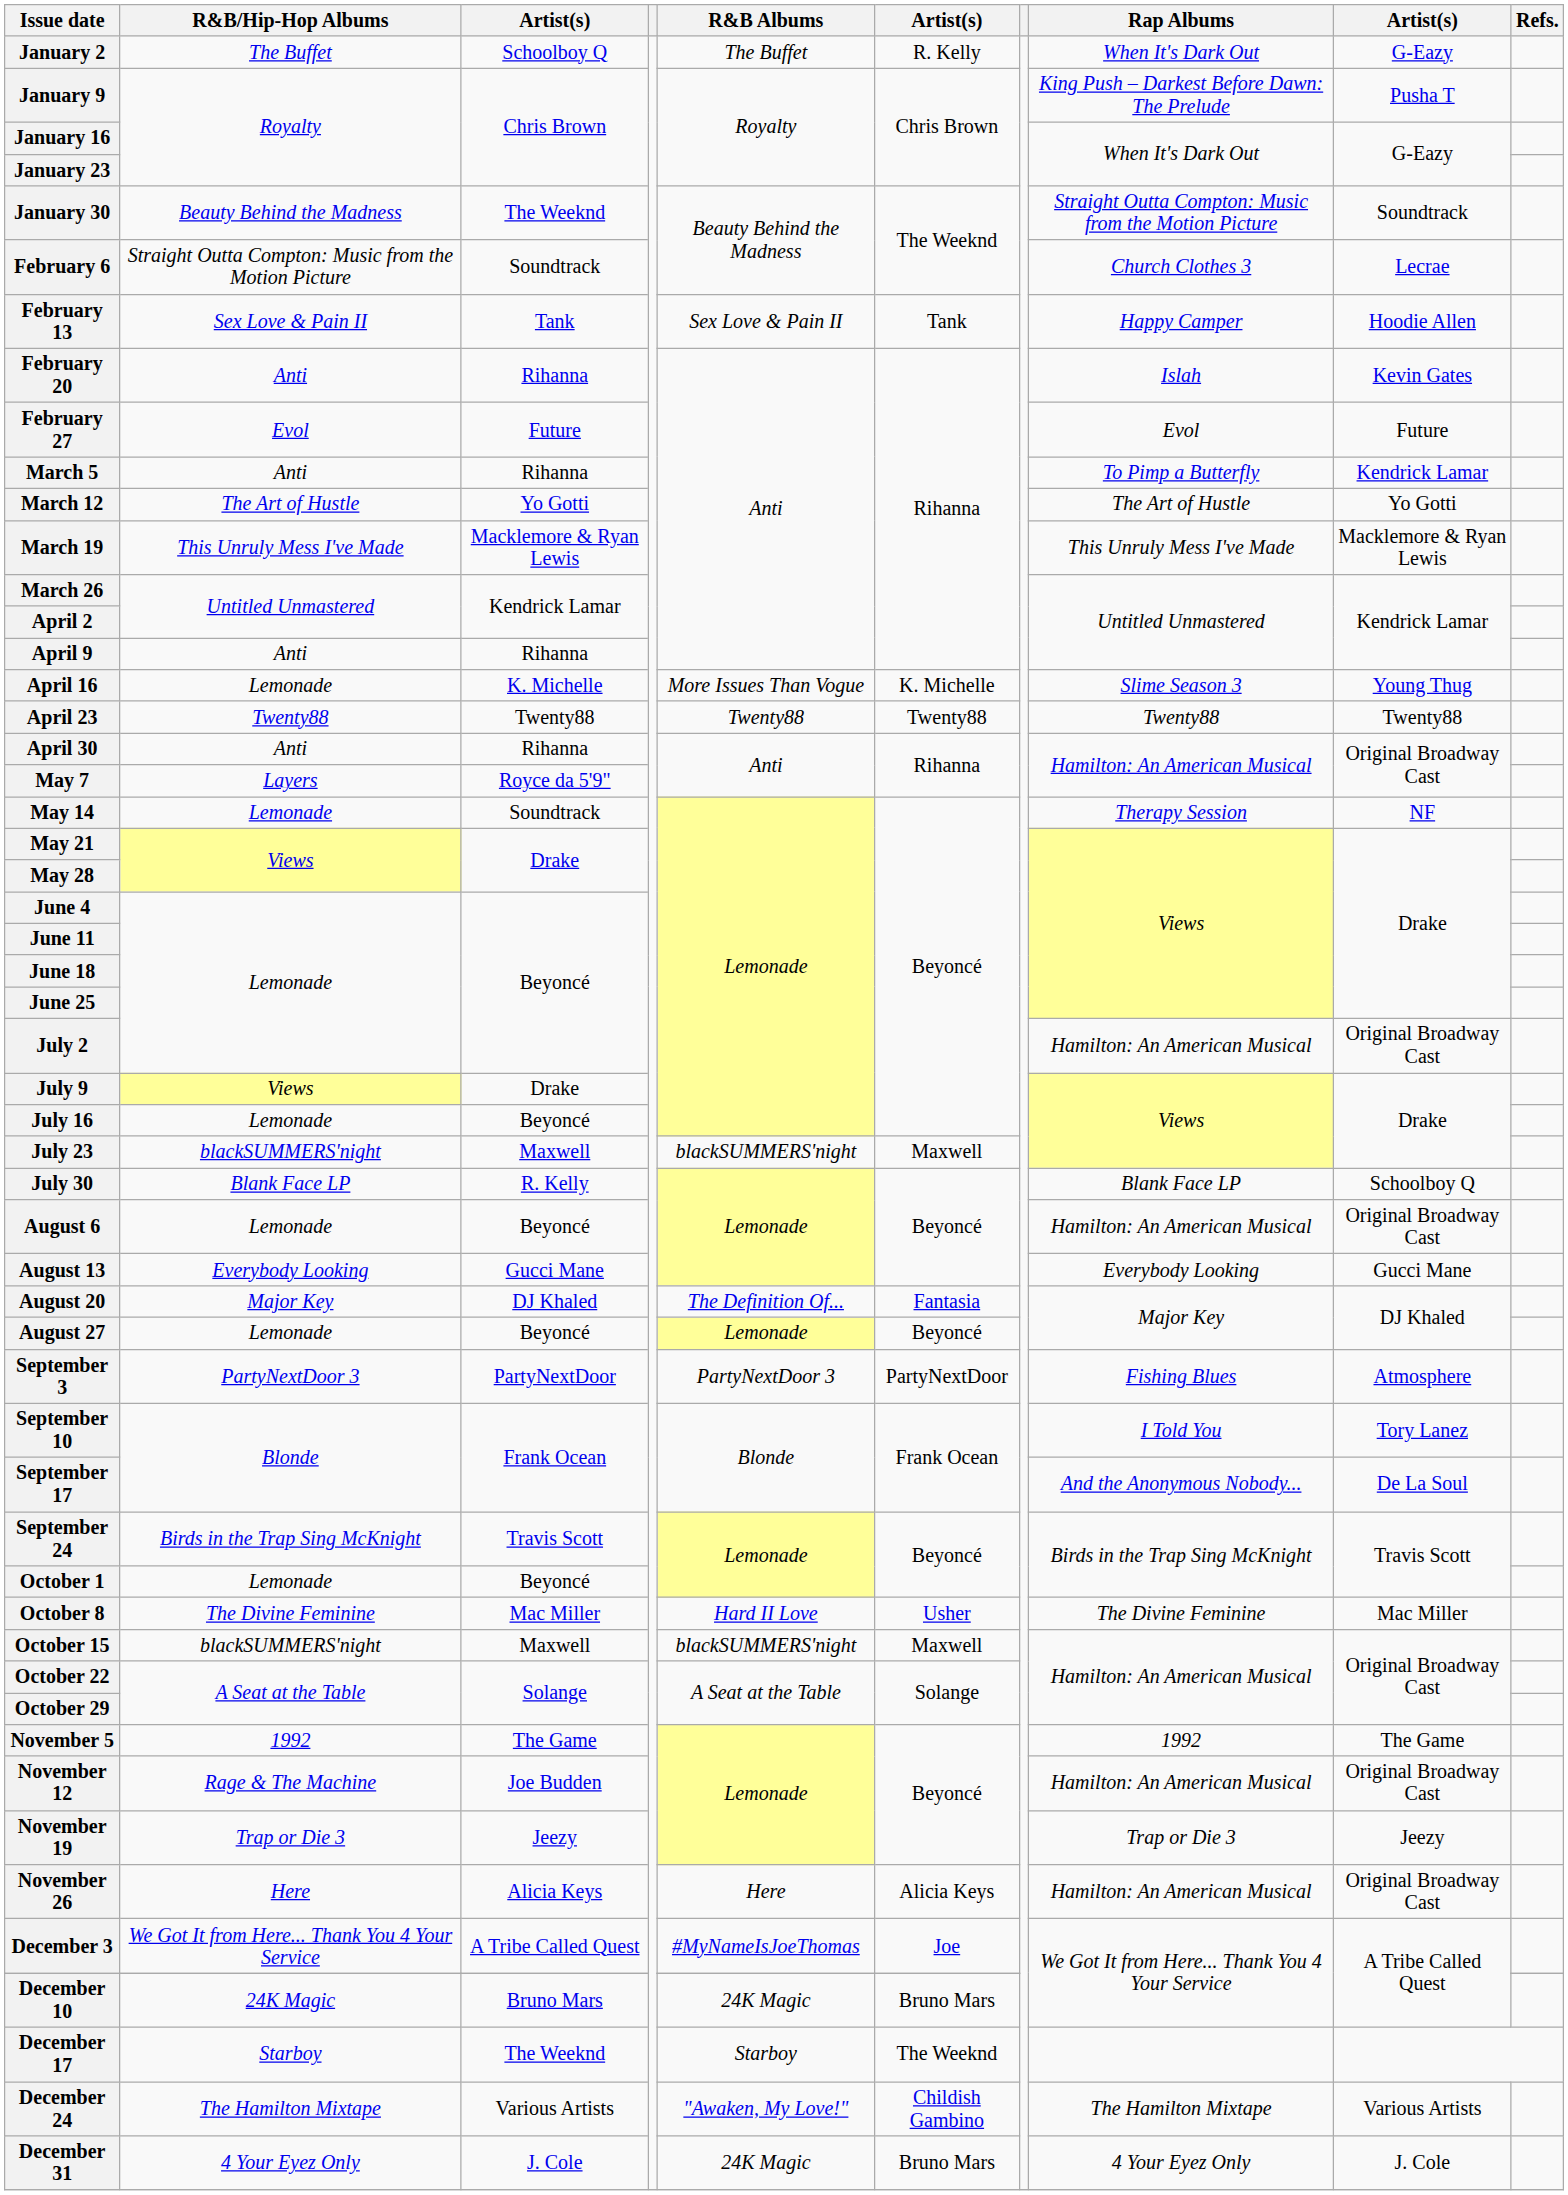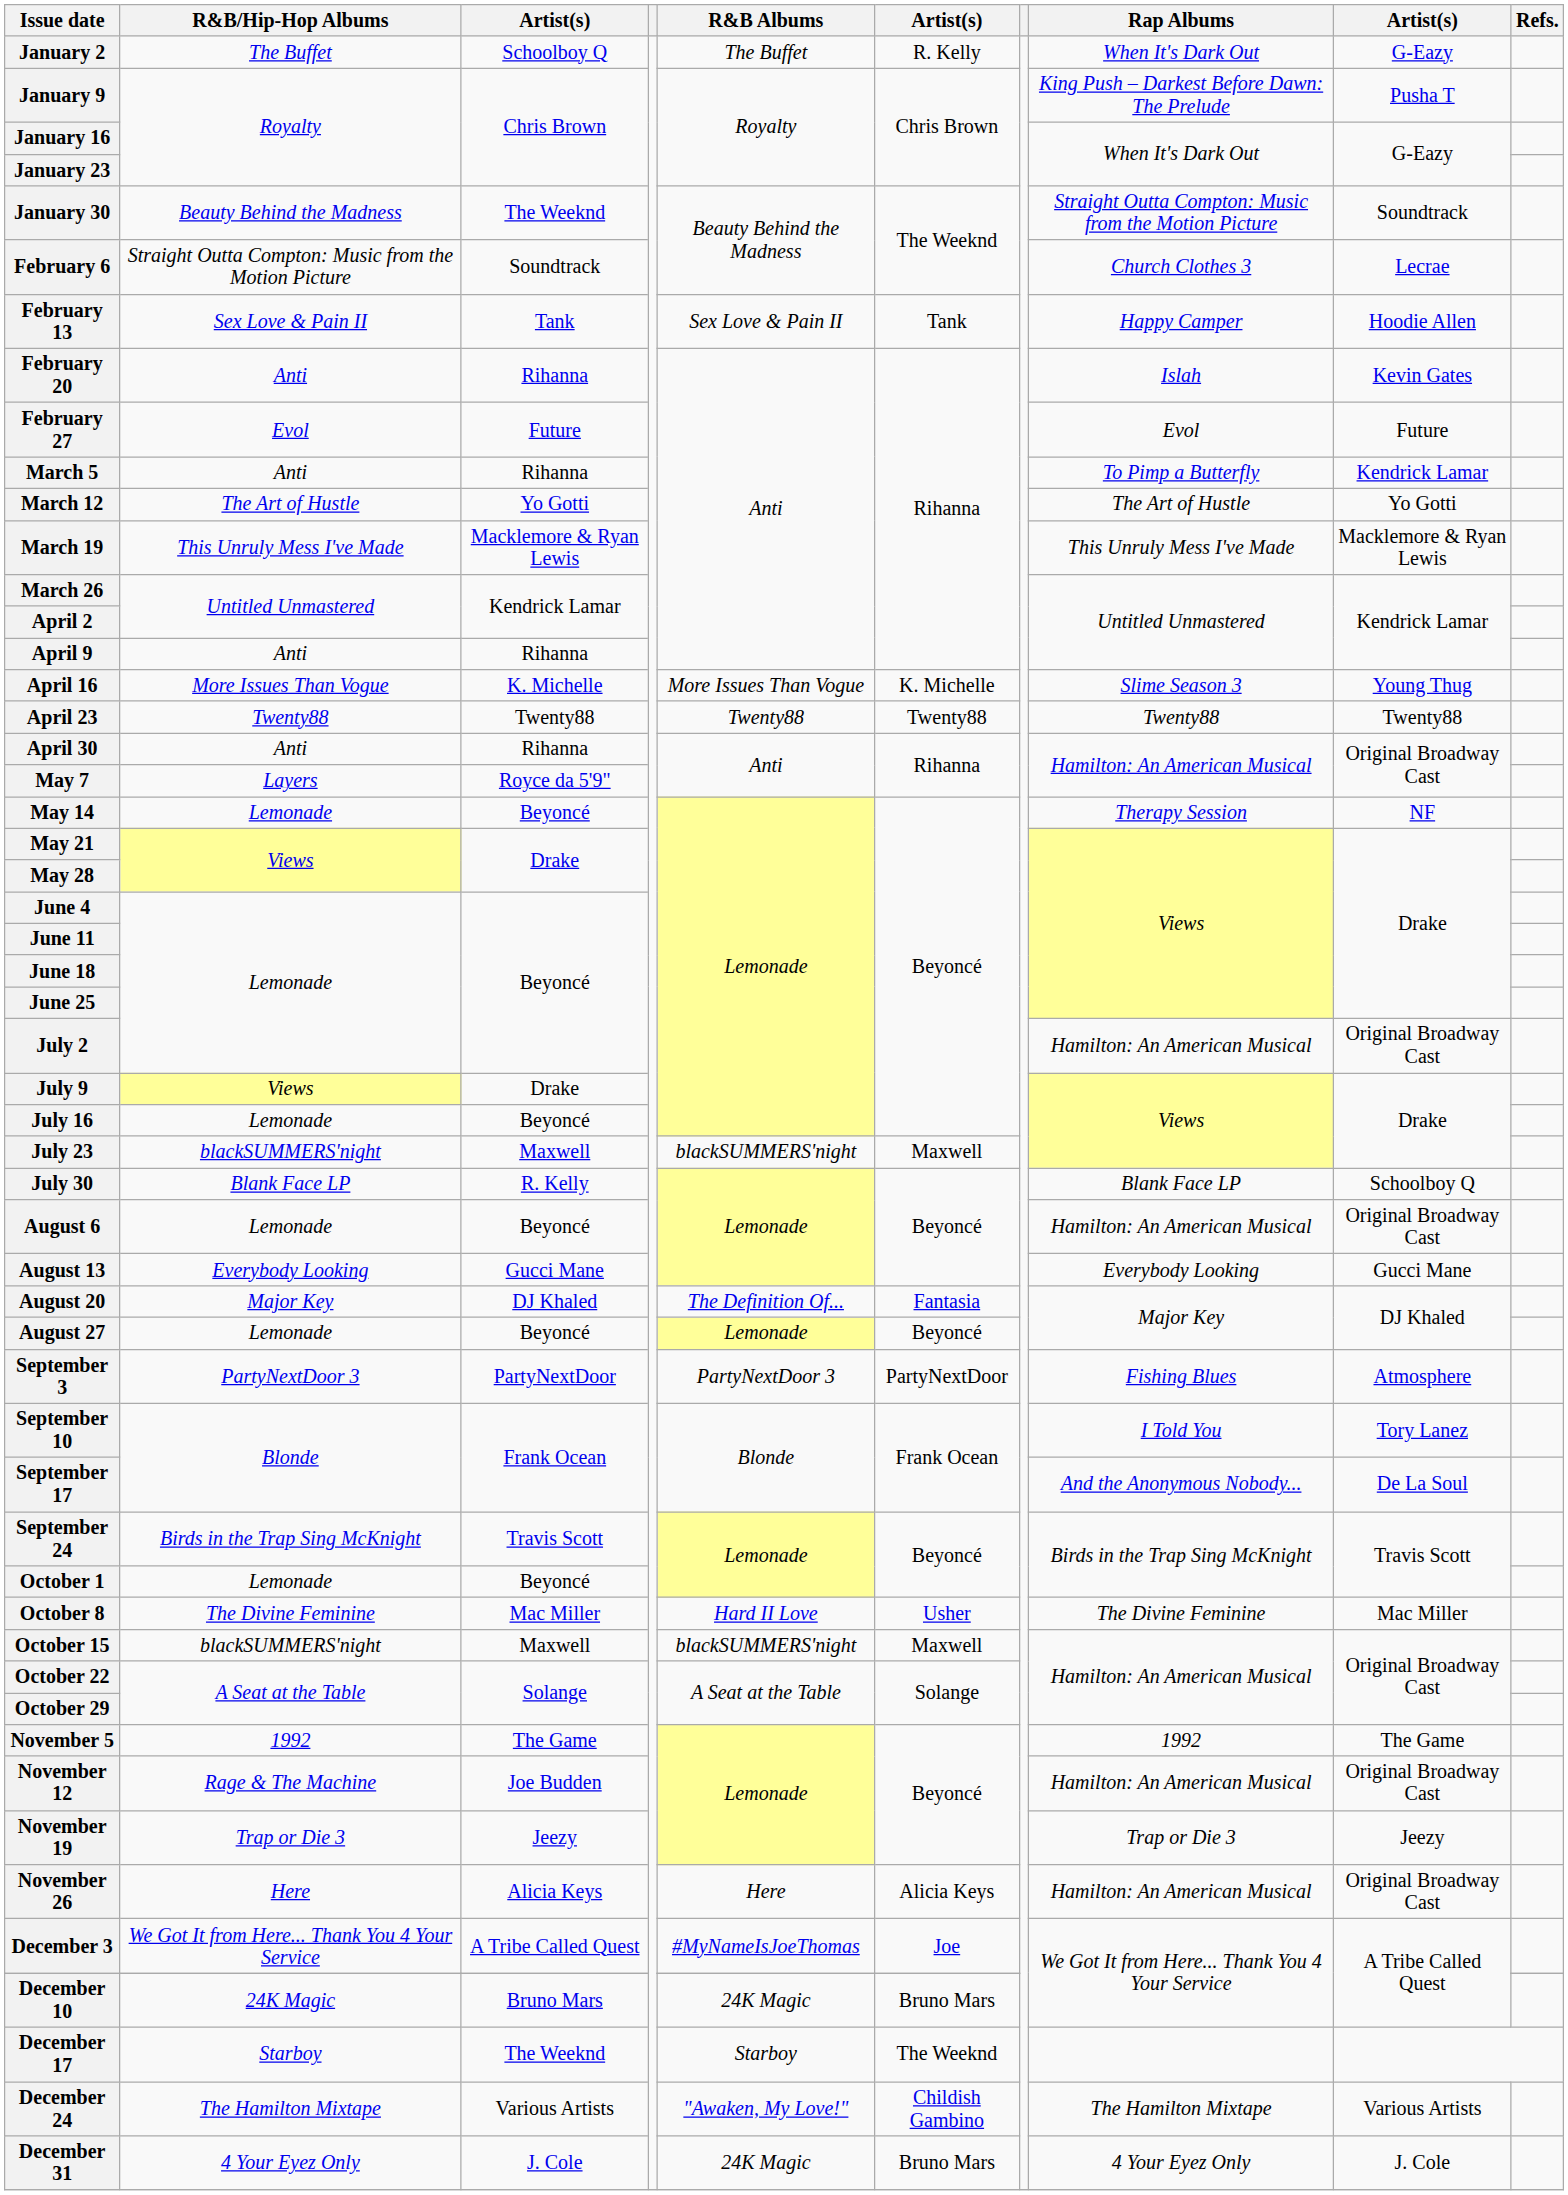(290, 685) Lemonade -> (290, 685) More Issues Than Vogue
(555, 812) Soundtrack -> (555, 812) Beyoncé
